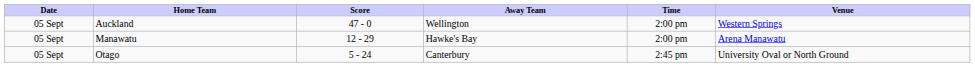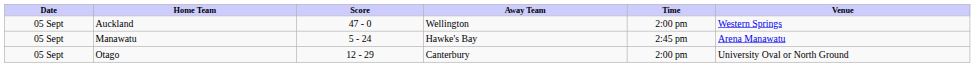(360, 39) 12 - 29 -> (360, 39) 5 - 24
(671, 39) 2:00 pm -> (671, 39) 2:45 pm
(360, 54) 5 - 24 -> (360, 54) 12 - 29
(671, 54) 2:45 pm -> (671, 54) 2:00 pm
